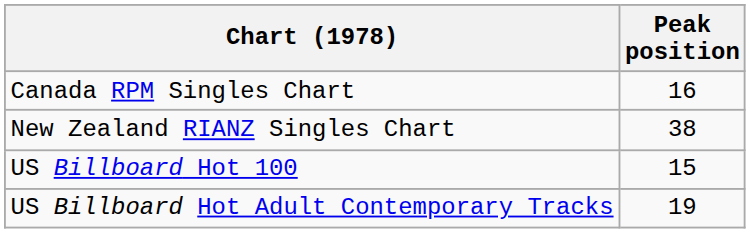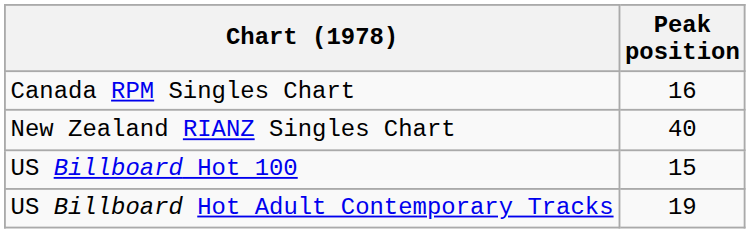(682, 130) 38 -> (682, 130) 40
